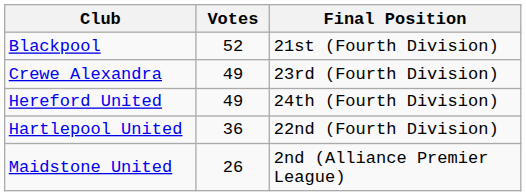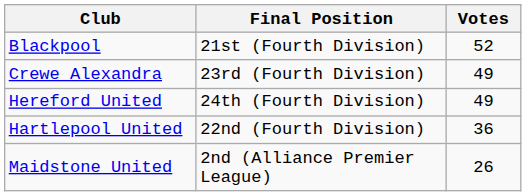columns swapped: (395, 19) <-> (233, 19)
